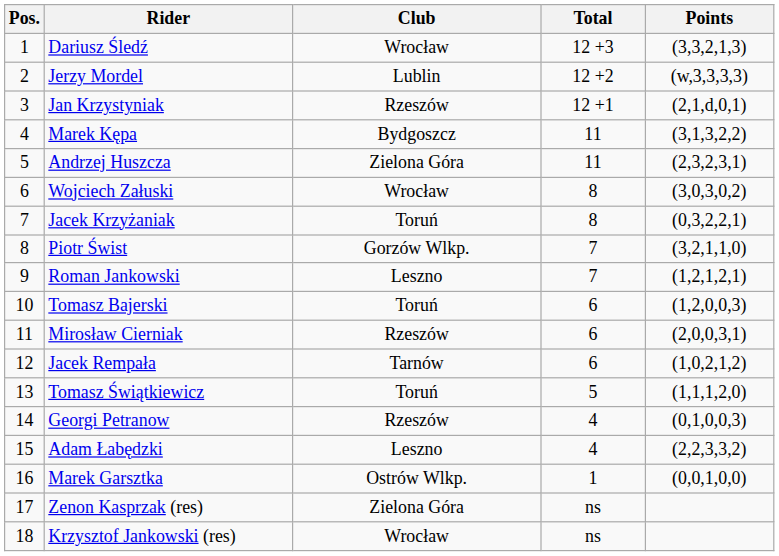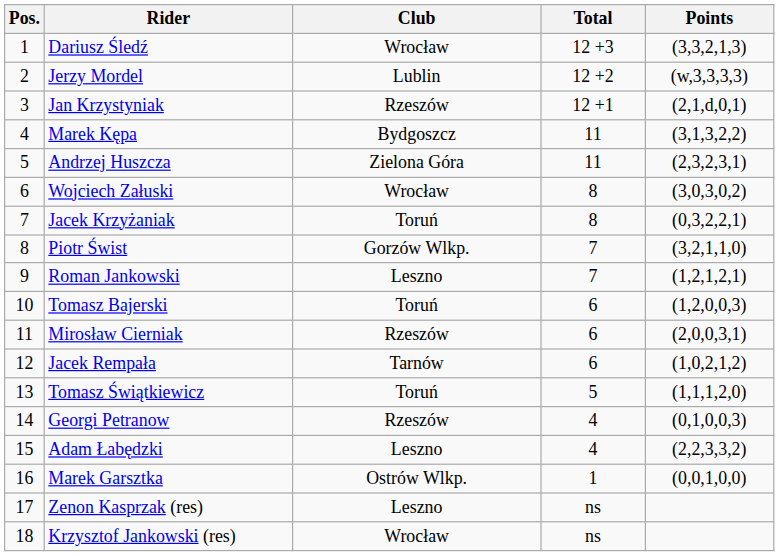(417, 507) Zielona Góra -> (417, 507) Leszno
